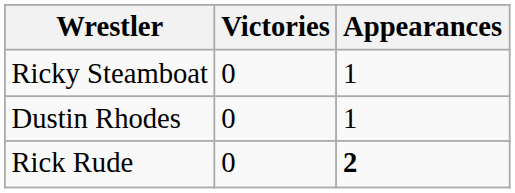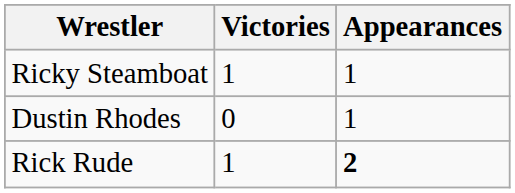(228, 72) 0 -> (228, 72) 1
(228, 163) 0 -> (228, 163) 1
